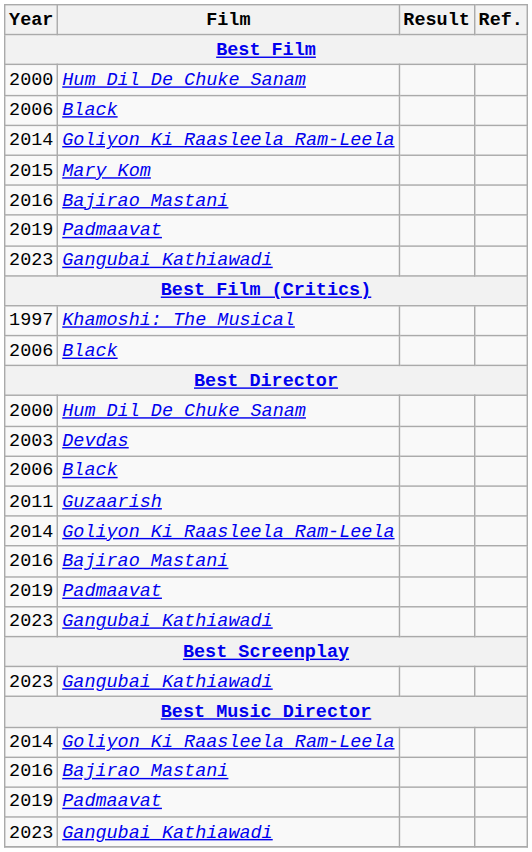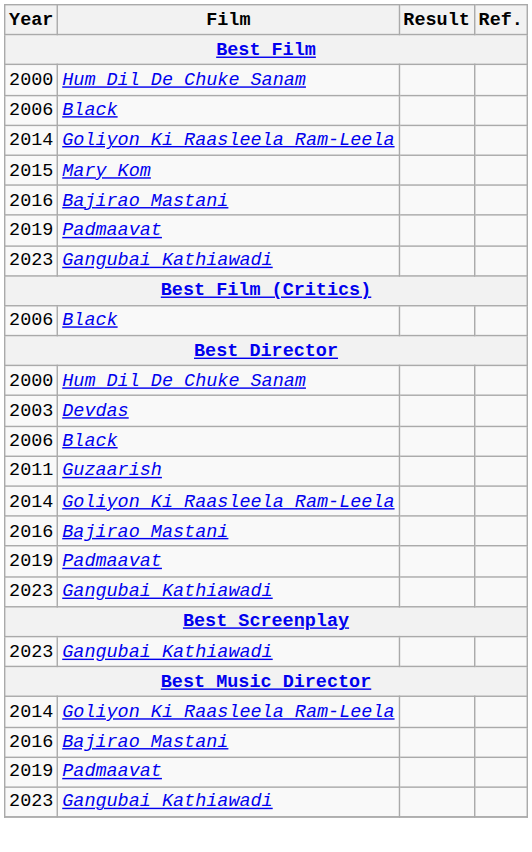- row: (31, 321)
